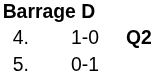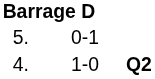rows swapped: (21, 38) <-> (21, 64)
